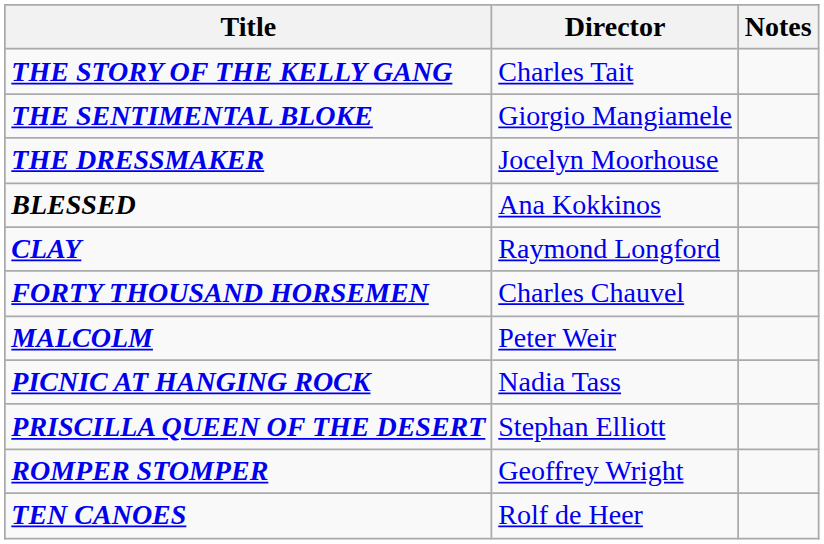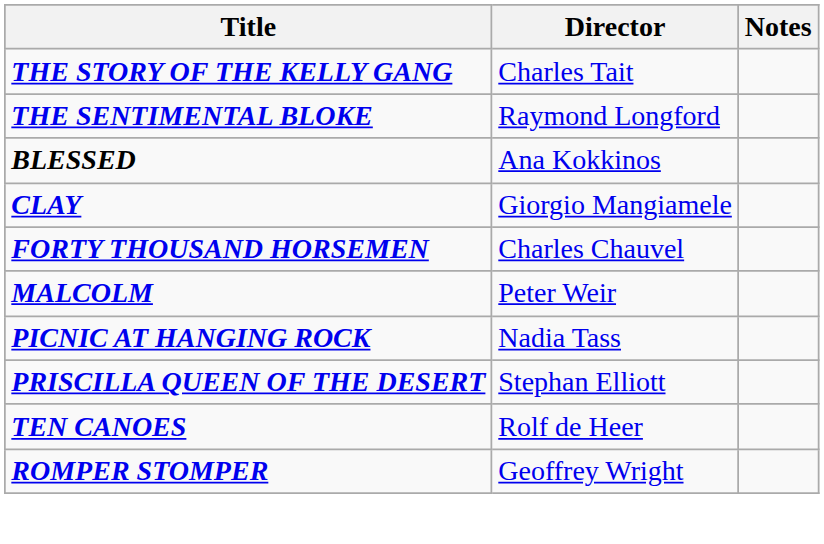(615, 115) Giorgio Mangiamele -> (609, 115) Raymond Longford
- row: (138, 159)
(609, 248) Raymond Longford -> (615, 204) Giorgio Mangiamele
rows swapped: (140, 470) <-> (99, 515)
